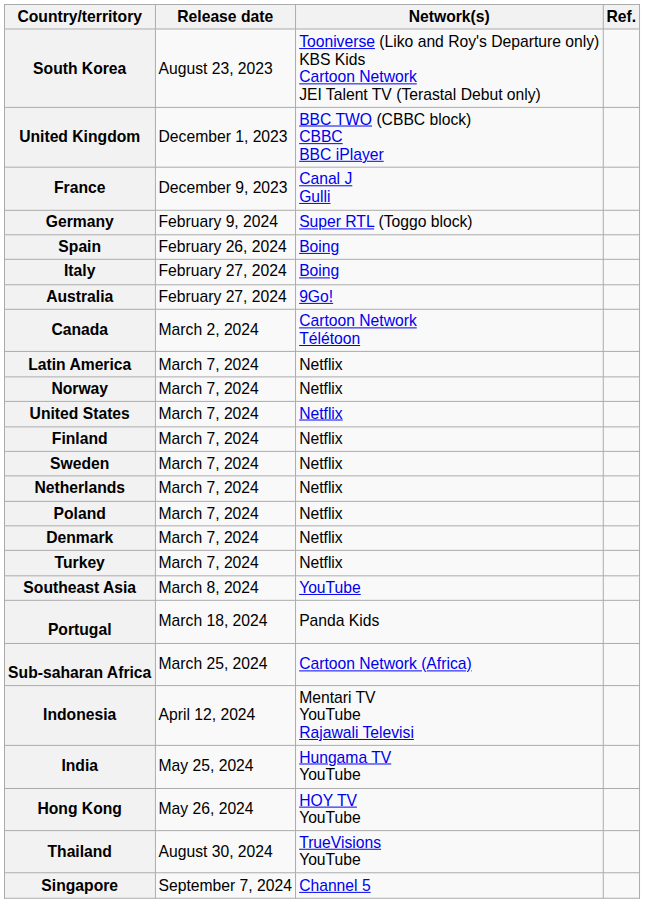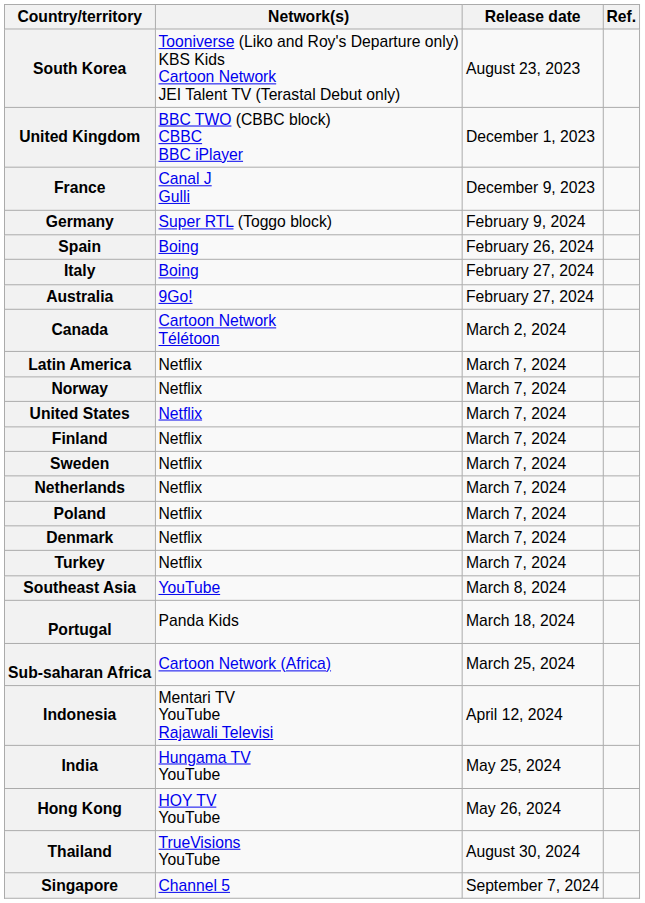columns swapped: (225, 16) <-> (449, 16)
